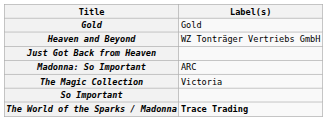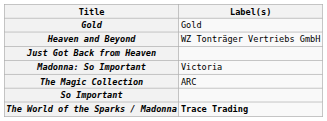(189, 67) ARC -> (202, 67) Victoria
(202, 81) Victoria -> (189, 81) ARC
